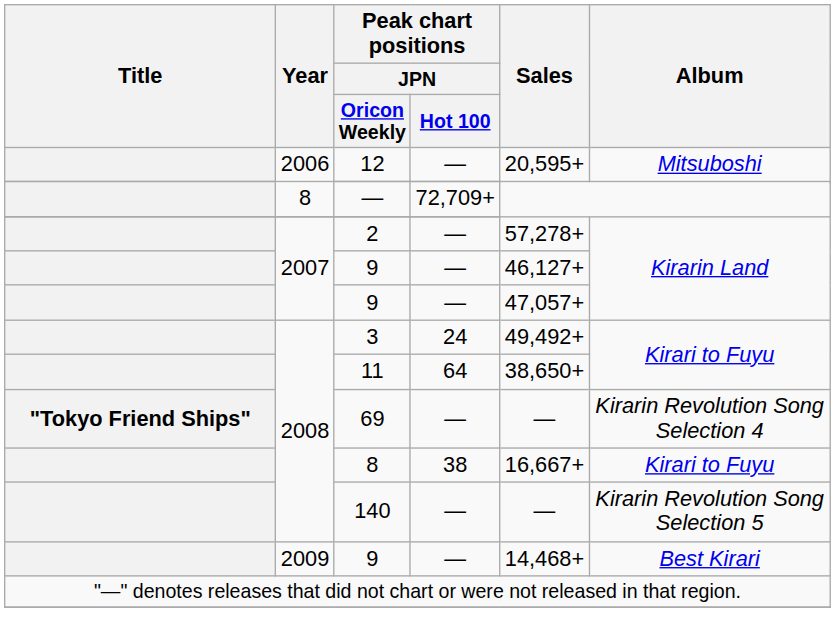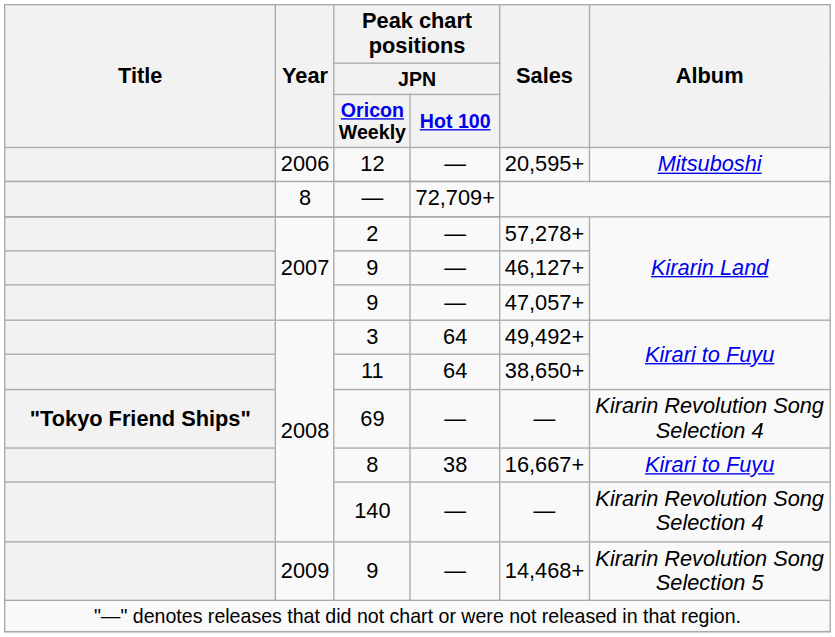(455, 336) 24 -> (455, 336) 64
(710, 511) Kirarin Revolution Song Selection 5 -> (710, 511) Kirarin Revolution Song Selection 4
(710, 558) Best Kirari -> (710, 570) Kirarin Revolution Song Selection 5
